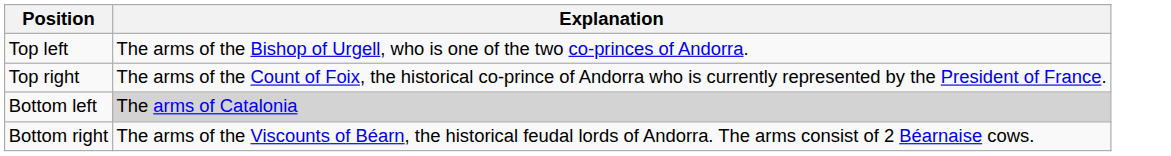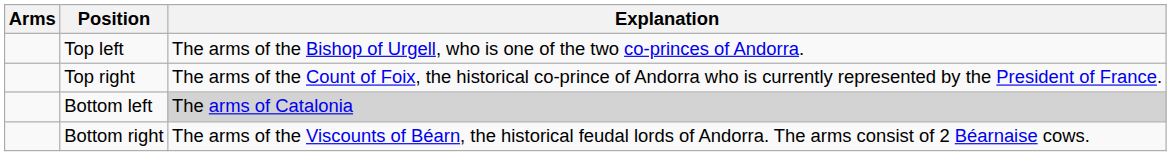+ column: (32, 19)
